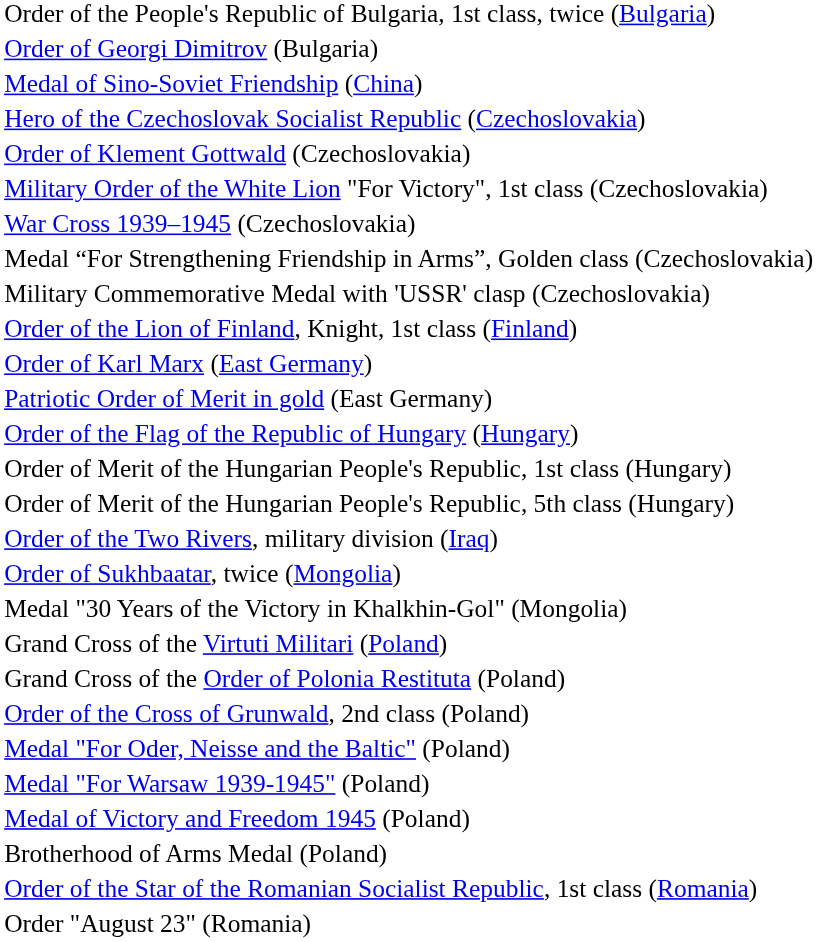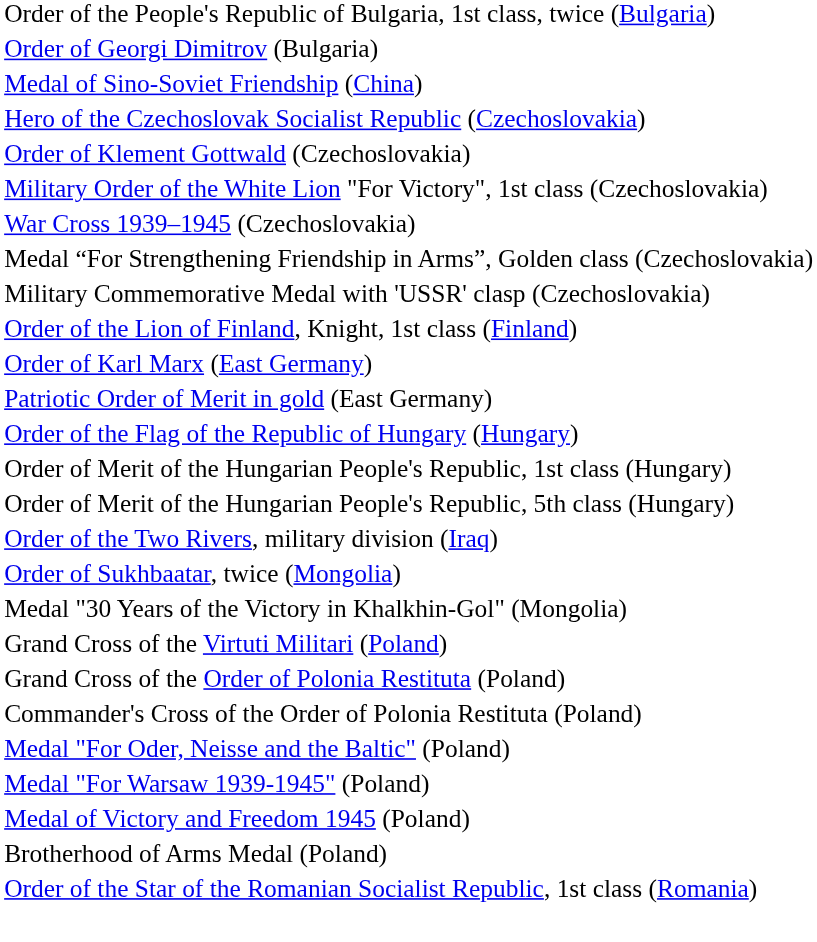+ row: (323, 713)
- row: (267, 713)
- row: (158, 923)
